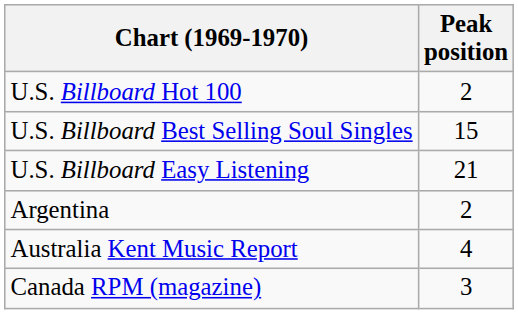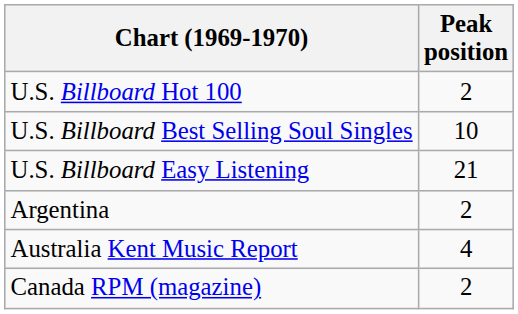(466, 130) 15 -> (466, 130) 10
(466, 288) 3 -> (466, 288) 2
